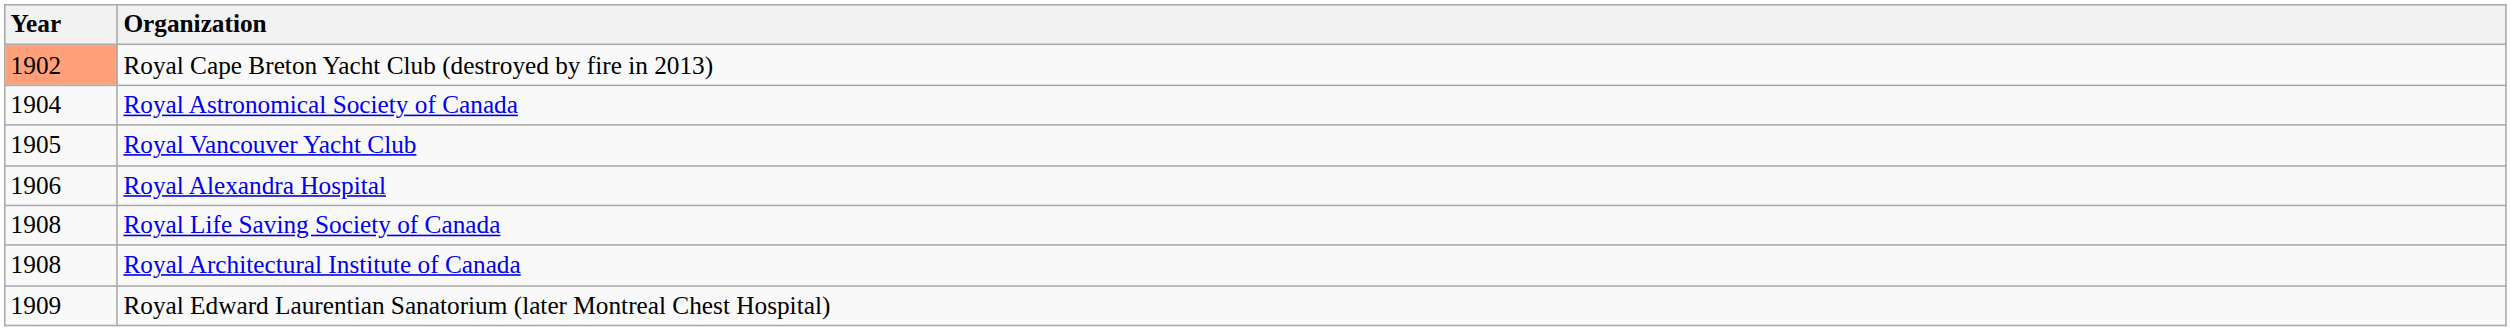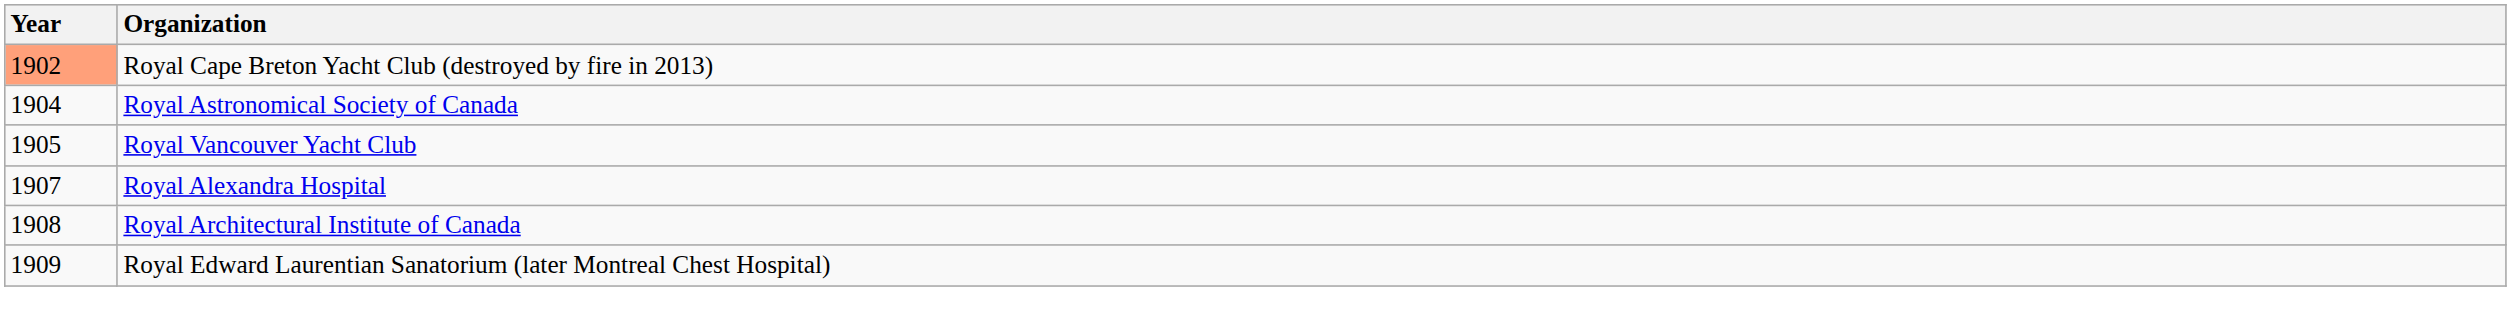(36, 184) 1906 -> (36, 184) 1907
- row: (312, 225)
